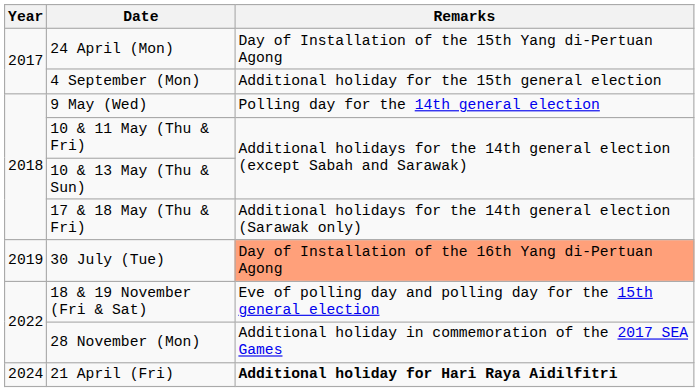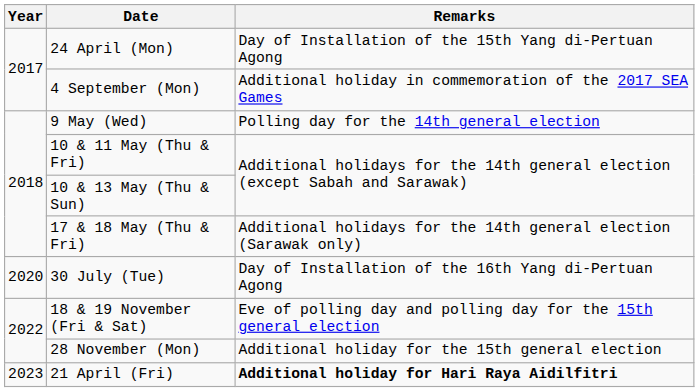(450, 81) Additional holiday for the 15th general election -> (463, 90) Additional holiday in commemoration of the 2017 SEA Games
(26, 260) 2019 -> (26, 277) 2020
(446, 260) lightsalmon background -> (446, 277) no background
(463, 342) Additional holiday in commemoration of the 2017 SEA Games -> (450, 351) Additional holiday for the 15th general election
(26, 375) 2024 -> (26, 375) 2023
